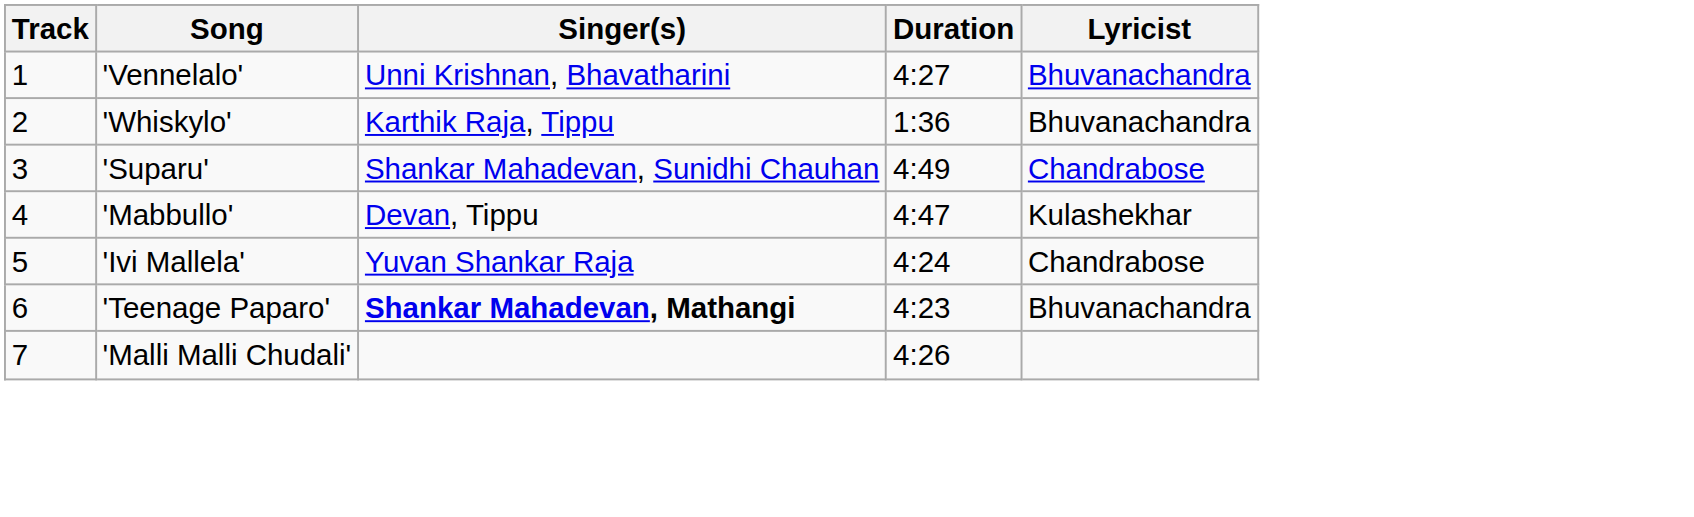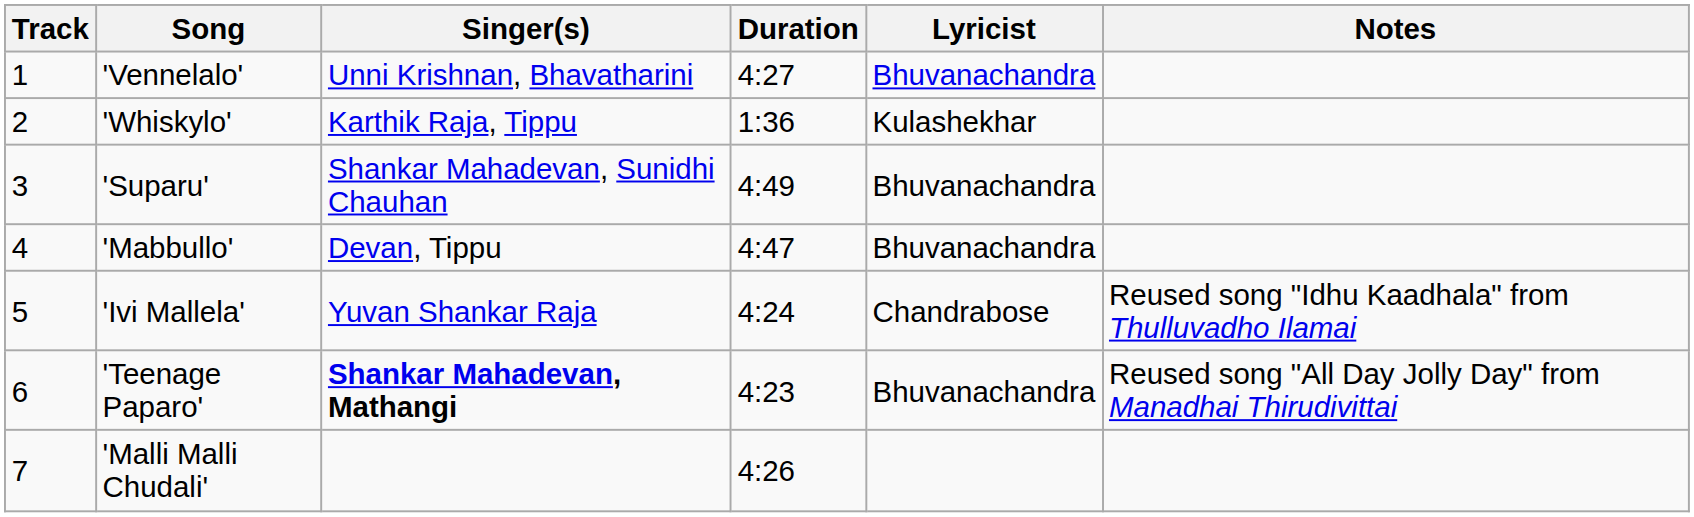+ column: (1395, 28)
(1139, 122) Bhuvanachandra -> (954, 122) Kulashekhar
(1116, 169) Chandrabose -> (984, 185) Bhuvanachandra
(1110, 215) Kulashekhar -> (984, 248) Bhuvanachandra
